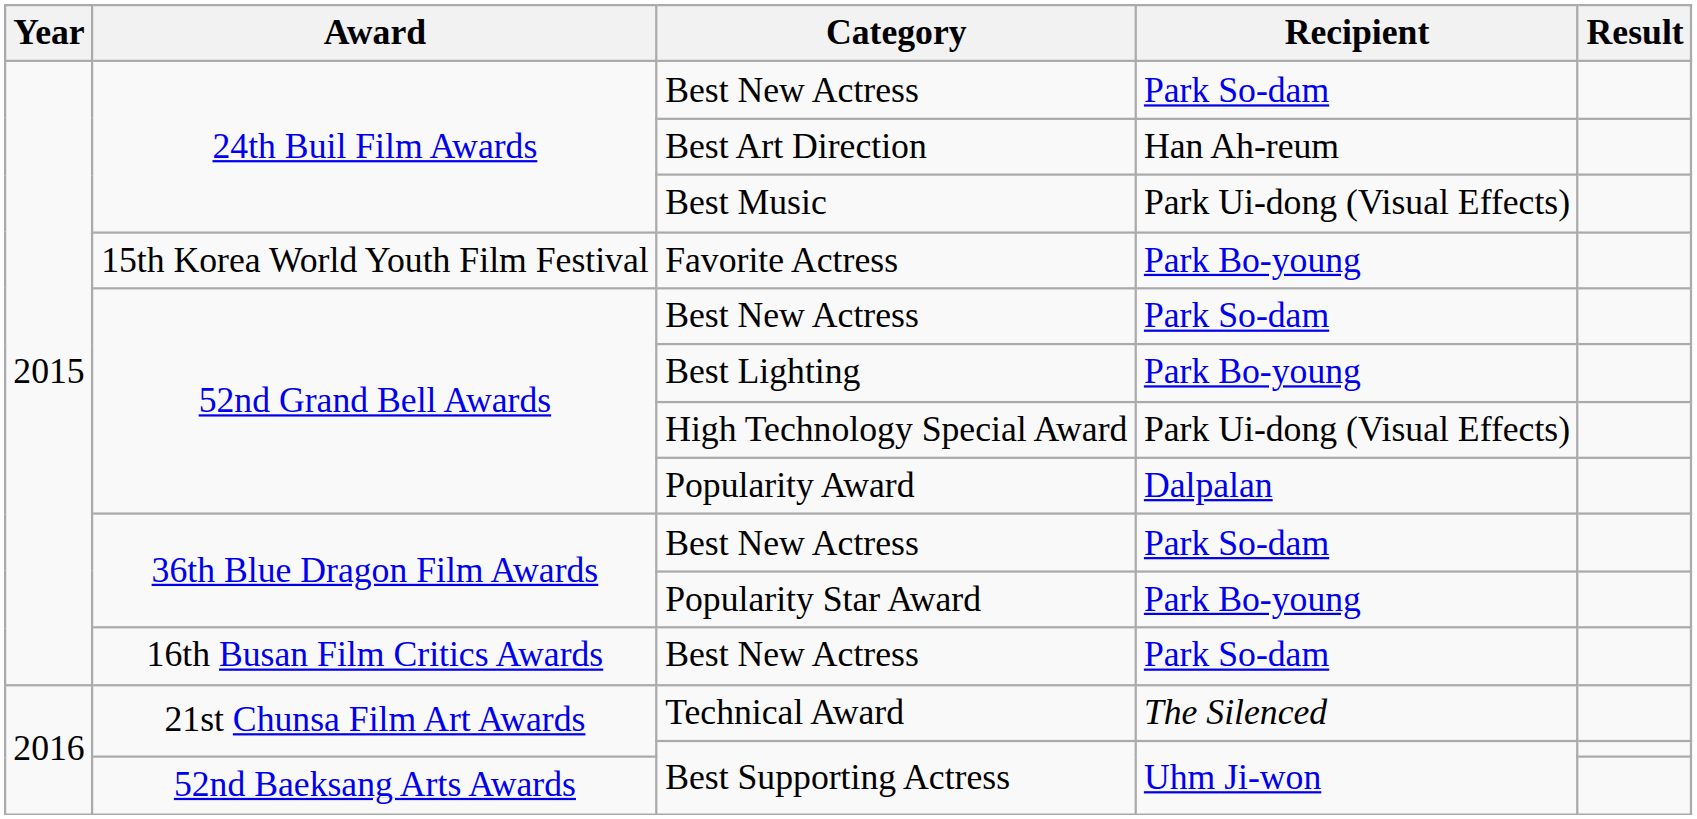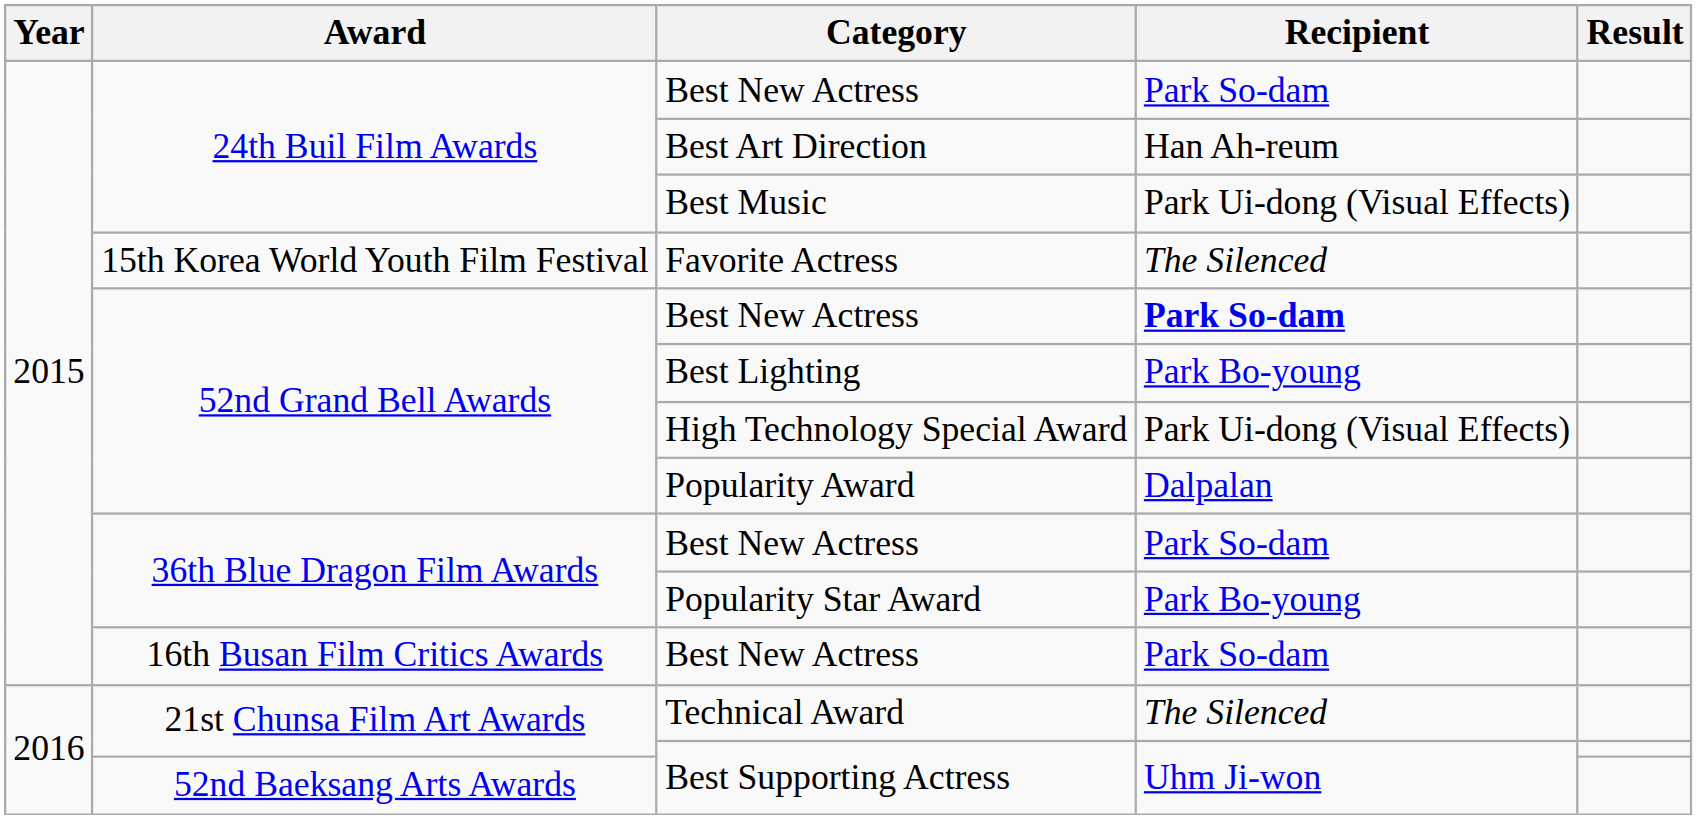(1252, 259) Park Bo-young -> (1236, 259) The Silenced
(1237, 315) normal -> (1244, 315) bold
